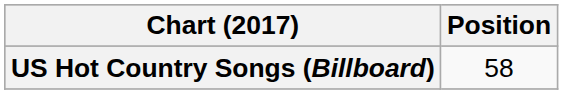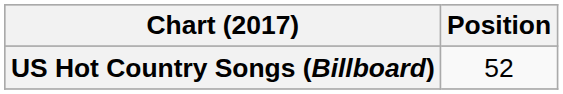(499, 67) 58 -> (499, 67) 52
